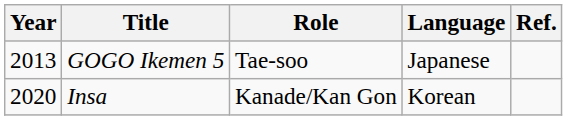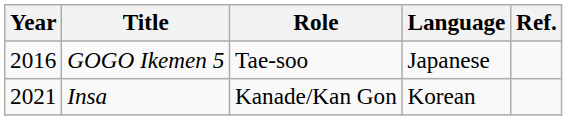(33, 59) 2013 -> (33, 59) 2016
(33, 96) 2020 -> (33, 96) 2021
